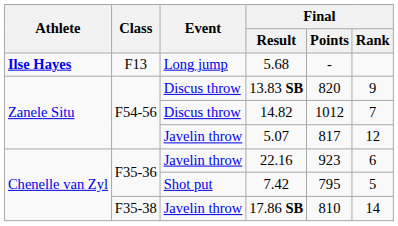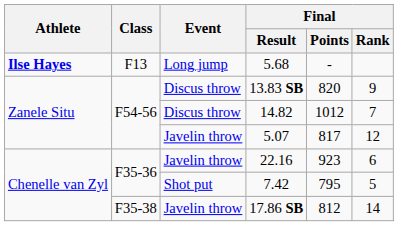(330, 208) 810 -> (330, 208) 812
